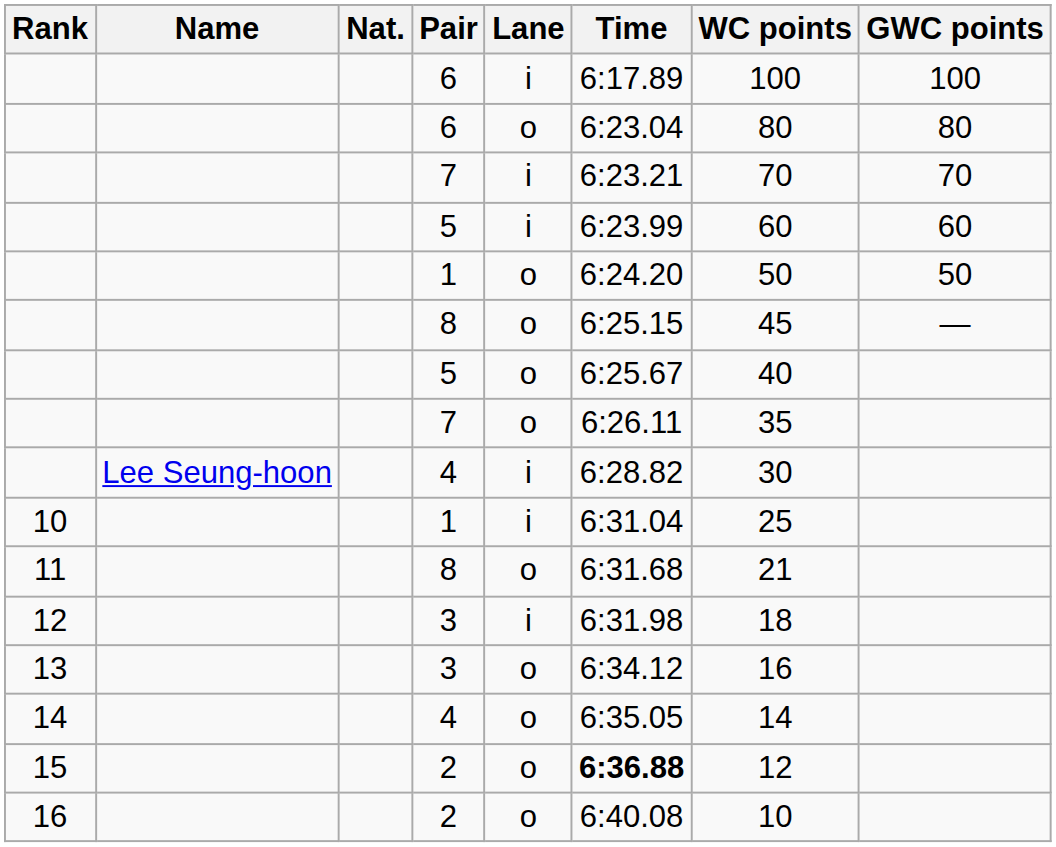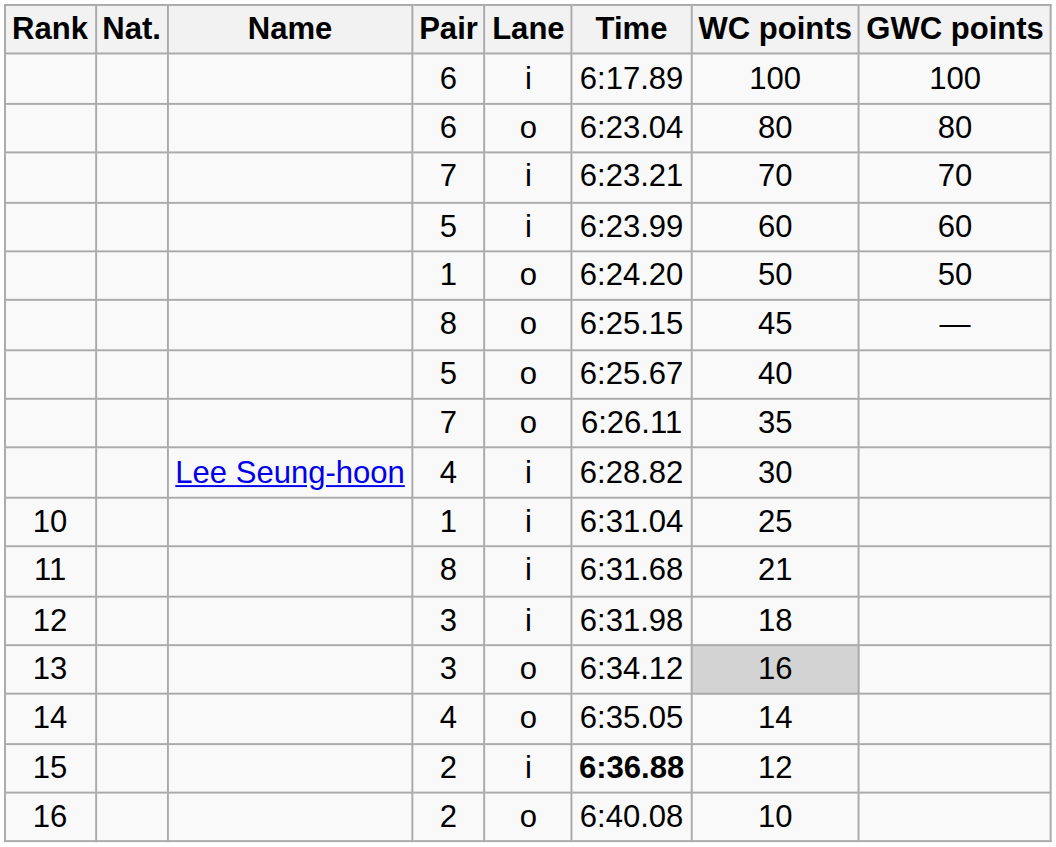columns swapped: (217, 29) <-> (376, 29)
(528, 570) o -> (528, 570) i
(775, 669) no background -> (775, 669) lightgrey background
(528, 767) o -> (528, 767) i
